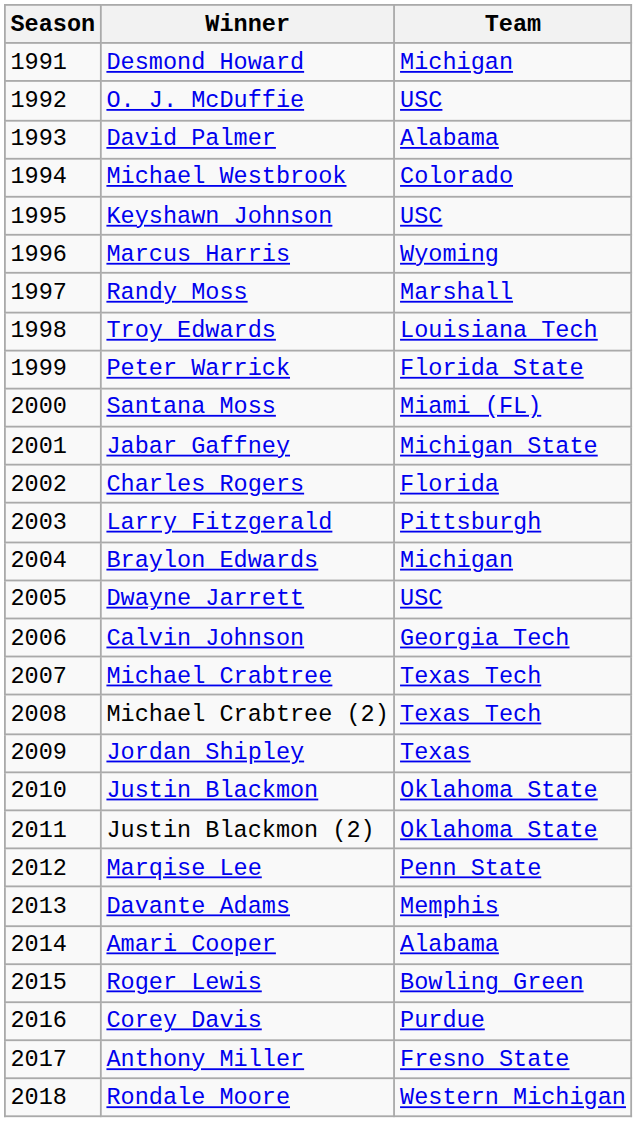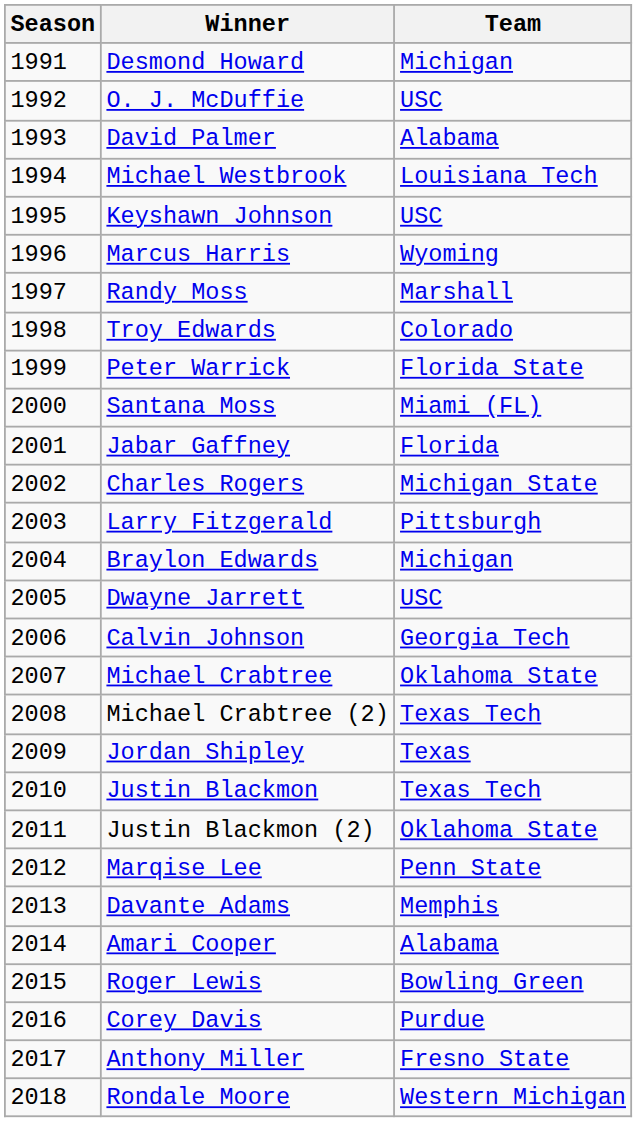(457, 177) Colorado -> (499, 177) Louisiana Tech
(499, 331) Louisiana Tech -> (457, 331) Colorado
(499, 446) Michigan State -> (449, 446) Florida
(449, 484) Florida -> (499, 484) Michigan State
(471, 676) Texas Tech -> (499, 676) Oklahoma State
(499, 791) Oklahoma State -> (471, 791) Texas Tech
